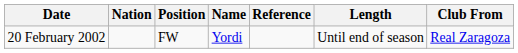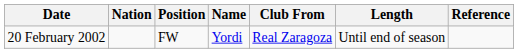columns swapped: (470, 15) <-> (282, 15)
